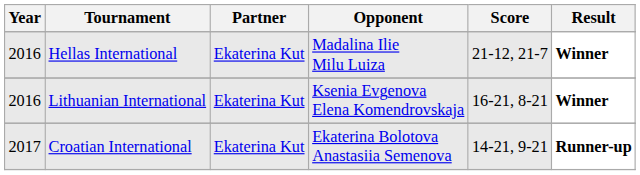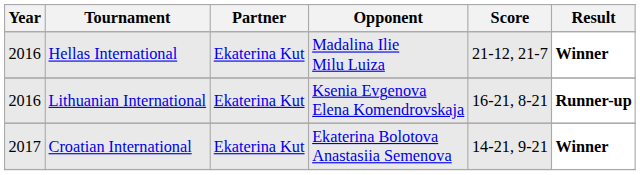(582, 100) Winner -> (594, 100) Runner-up
(594, 146) Runner-up -> (582, 146) Winner
